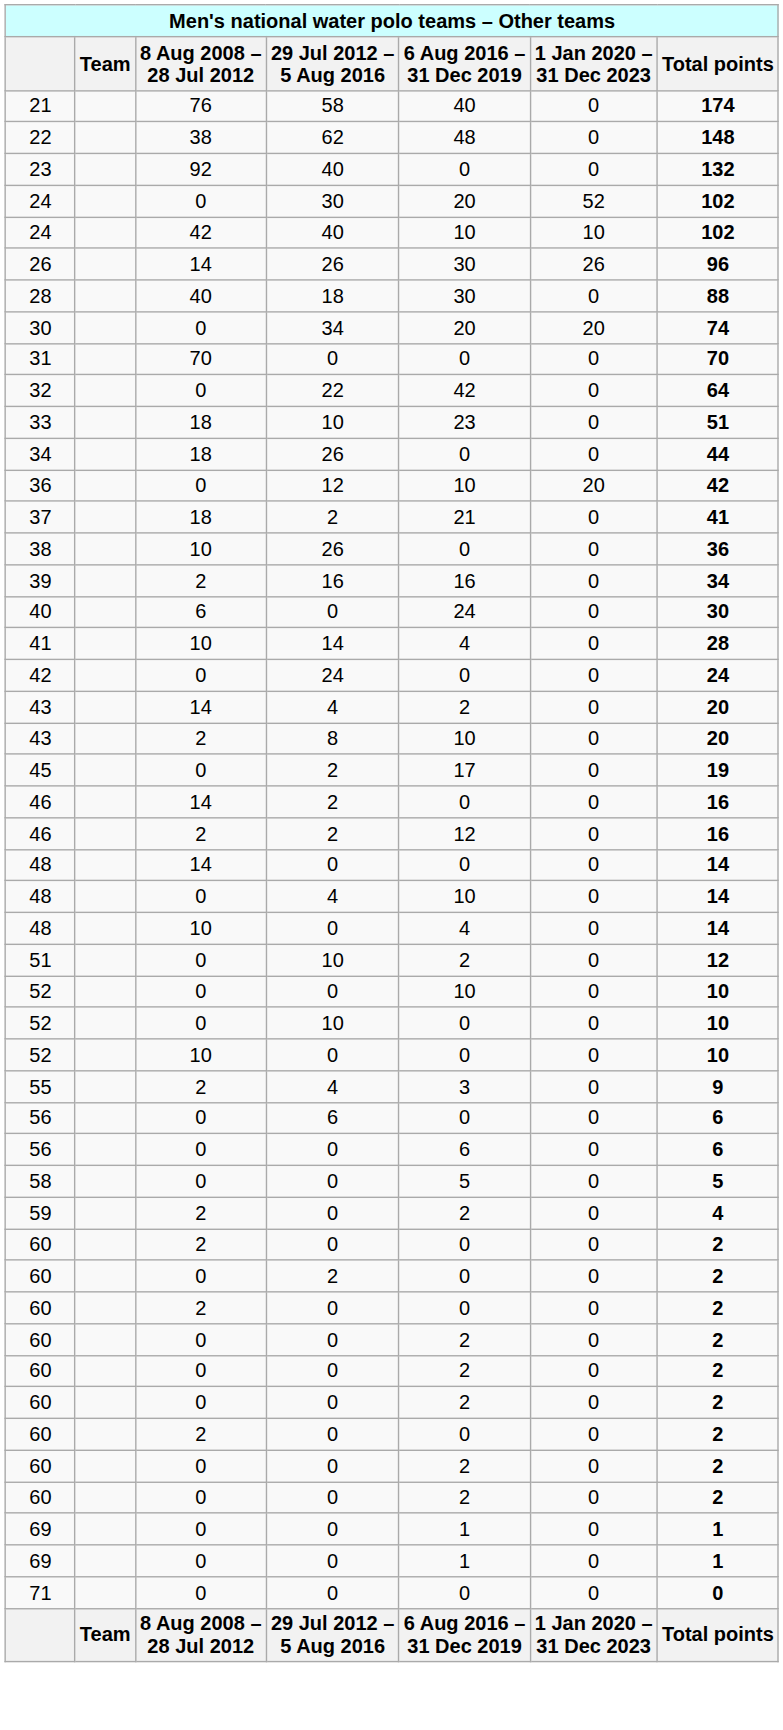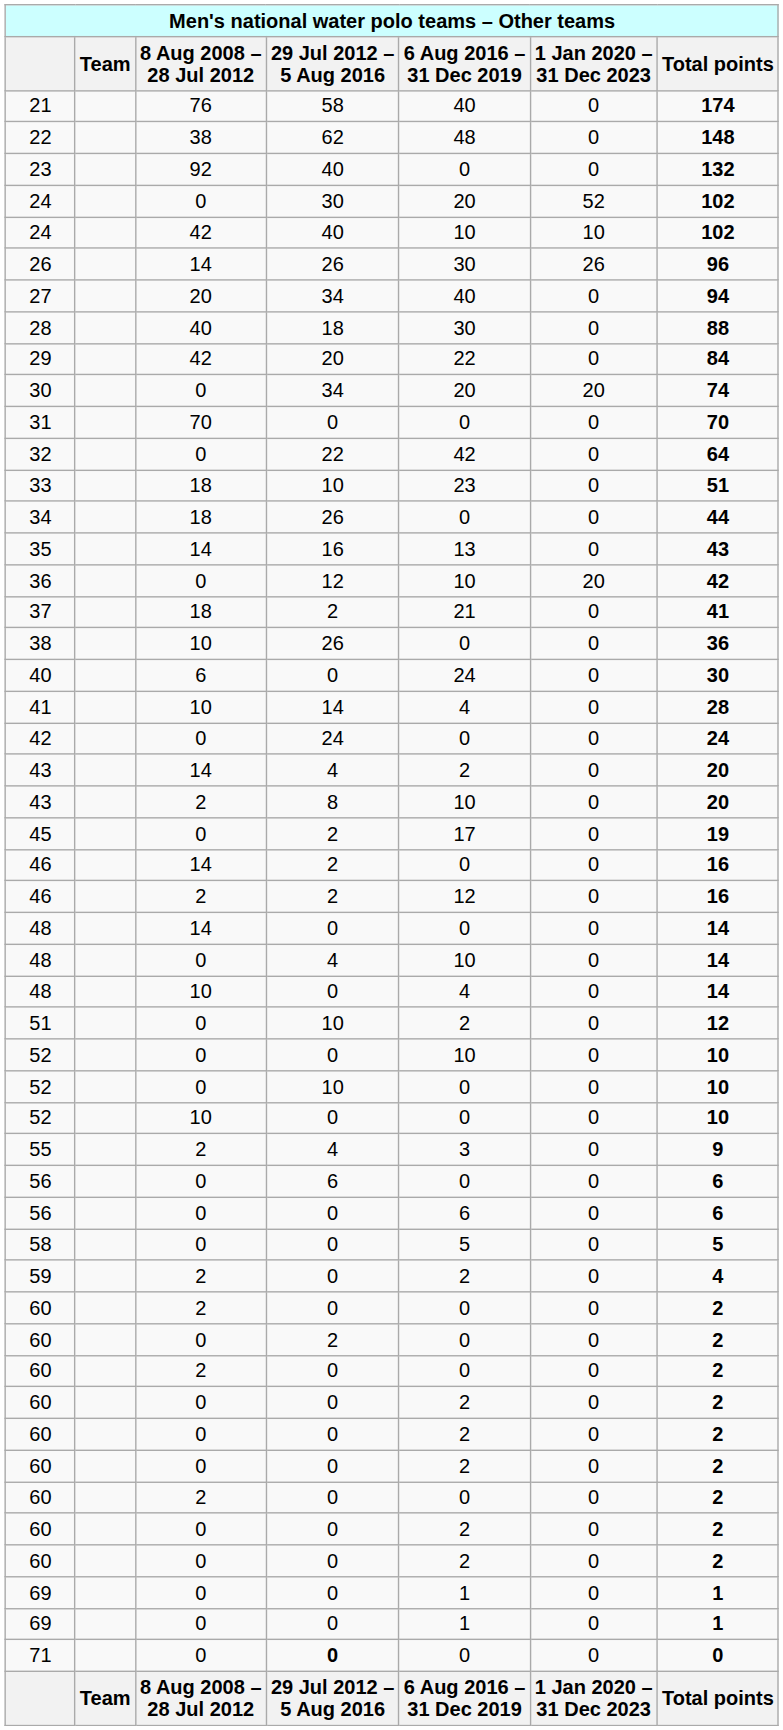+ row: (40, 296)
+ row: (40, 359)
+ row: (40, 549)
- row: (40, 581)
(333, 1593) normal -> (333, 1656) bold
